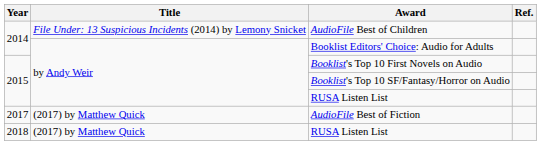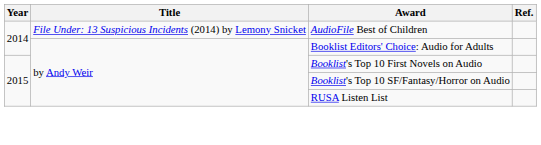- row: (18, 115)
- row: (18, 132)
